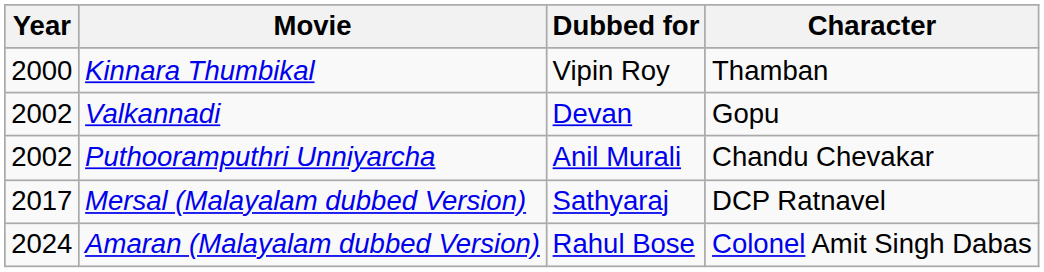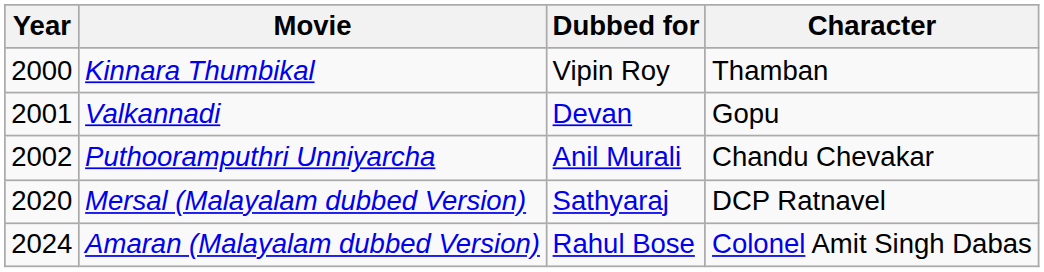(42, 113) 2002 -> (42, 113) 2001
(42, 200) 2017 -> (42, 200) 2020
